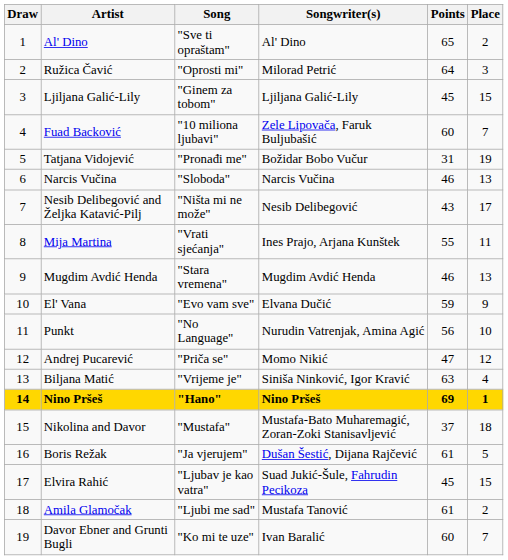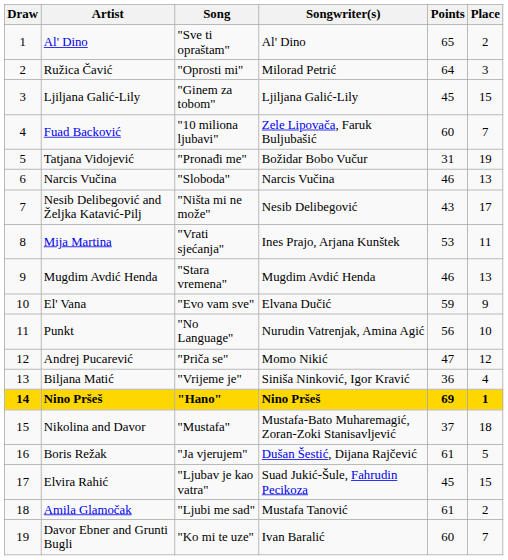(448, 241) 55 -> (448, 241) 53
(448, 379) 63 -> (448, 379) 36
